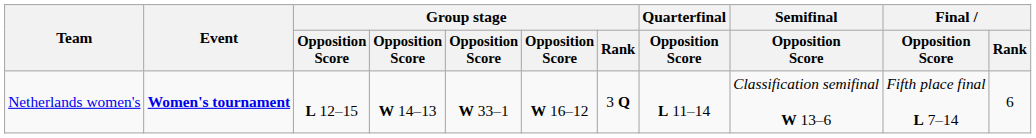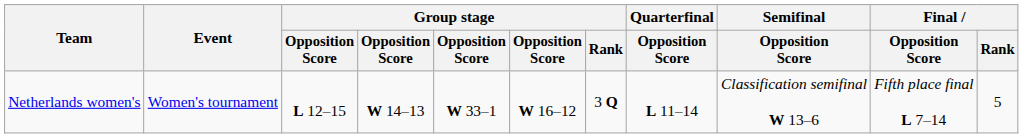(219, 102) bold -> (213, 102) normal
(1010, 102) 6 -> (998, 102) 5
